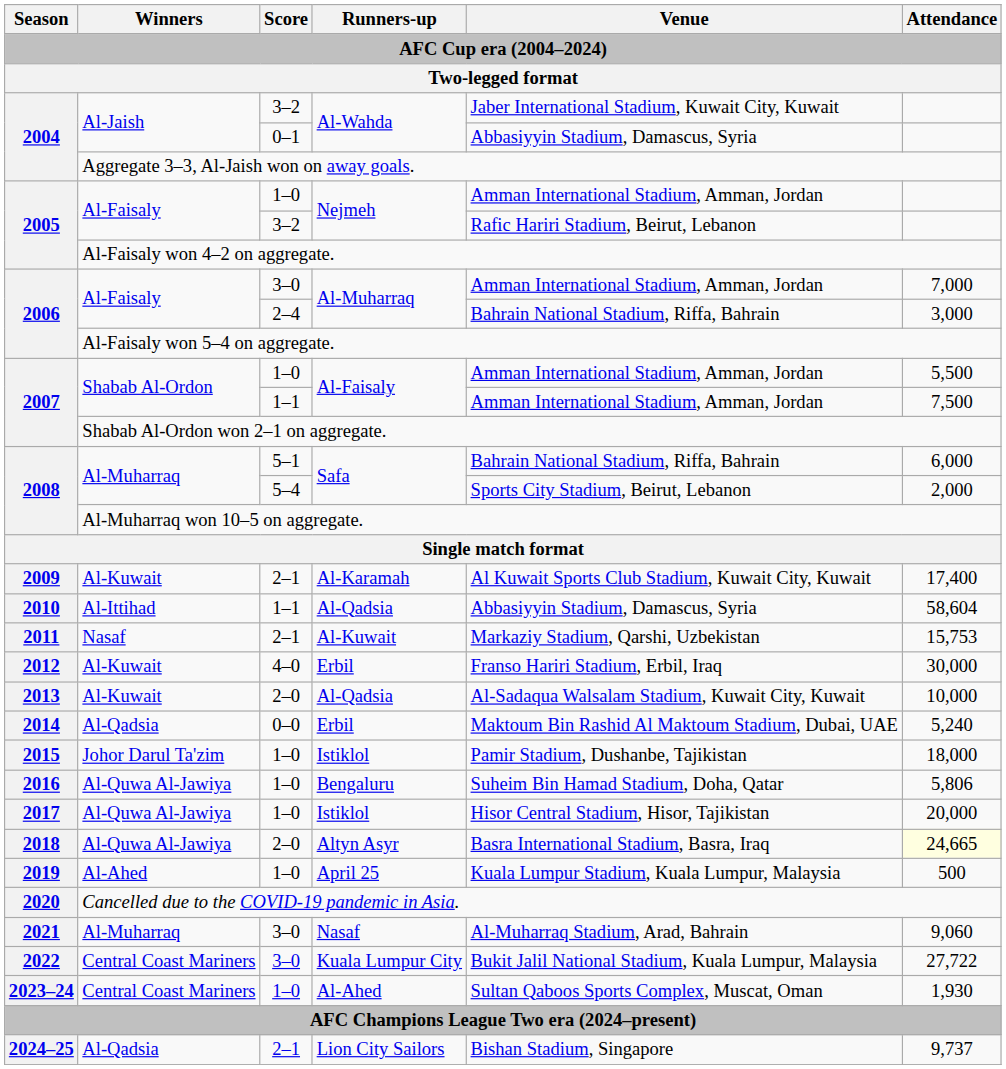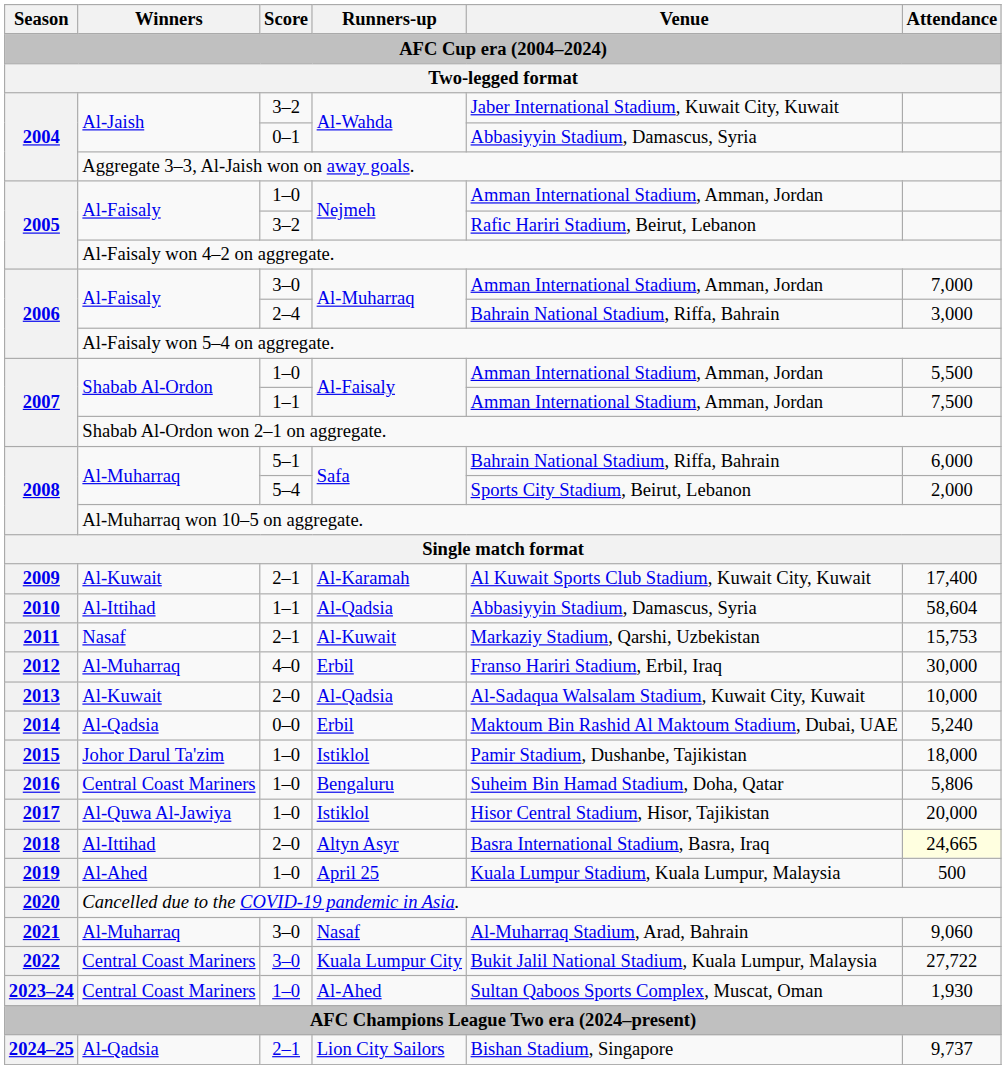(122, 666) Al-Kuwait -> (131, 666) Al-Muharraq
(157, 784) Al-Quwa Al-Jawiya -> (169, 784) Central Coast Mariners
(157, 843) Al-Quwa Al-Jawiya -> (119, 843) Al-Ittihad
